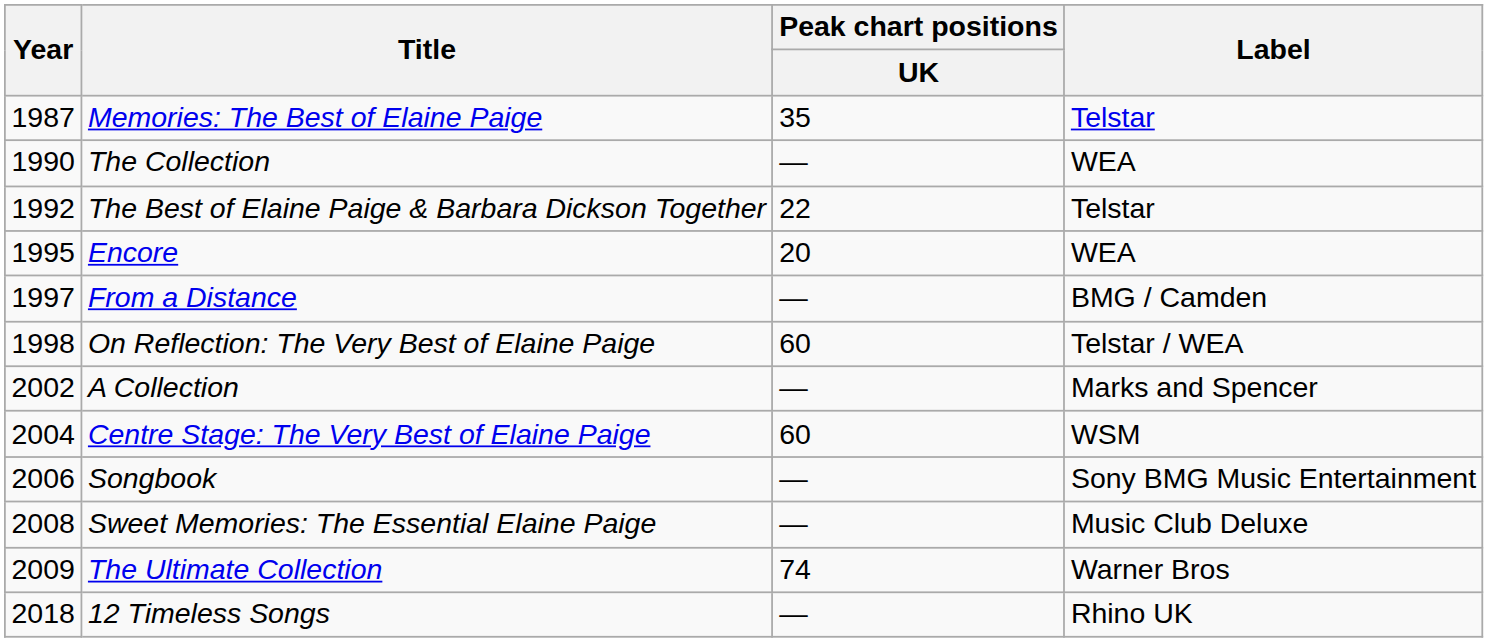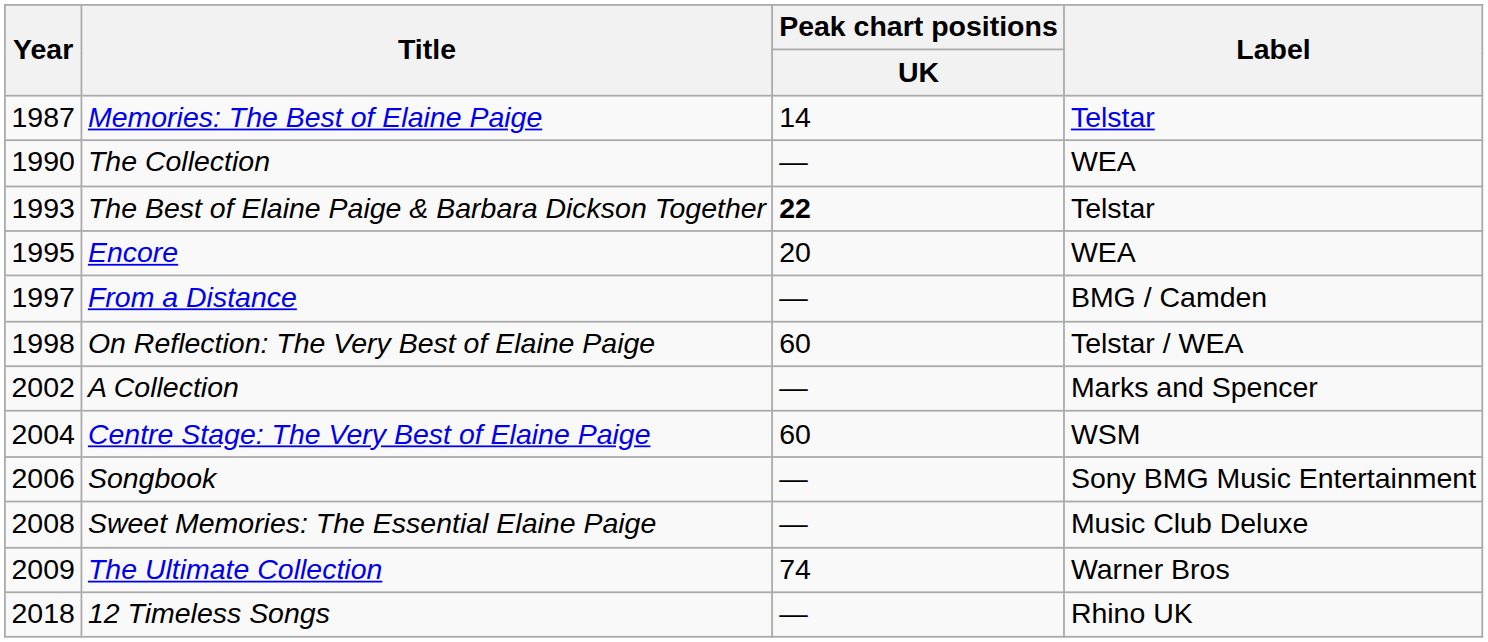(795, 117) 35 -> (795, 117) 14
(43, 207) 1992 -> (43, 207) 1993
(795, 207) normal -> (795, 207) bold
